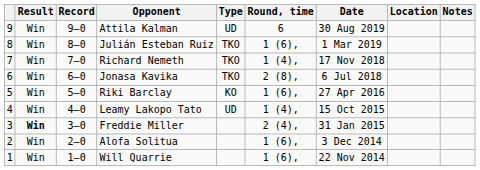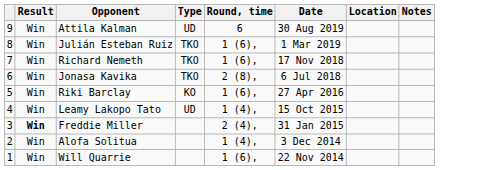- column: (77, 13)
(281, 61) 1 (4), -> (240, 61) 1 (6),
(281, 142) 1 (6), -> (240, 142) 1 (4),
